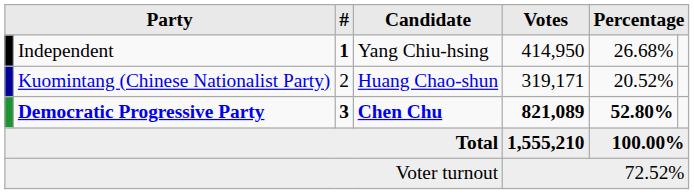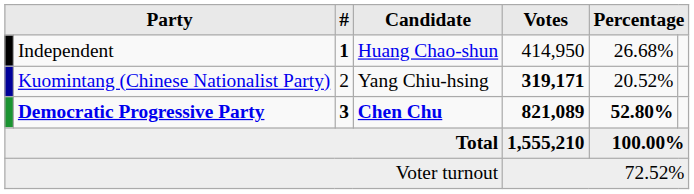(423, 50) Yang Chiu-hsing -> (428, 50) Huang Chao-shun
(428, 81) Huang Chao-shun -> (423, 81) Yang Chiu-hsing
(553, 81) normal -> (553, 81) bold
